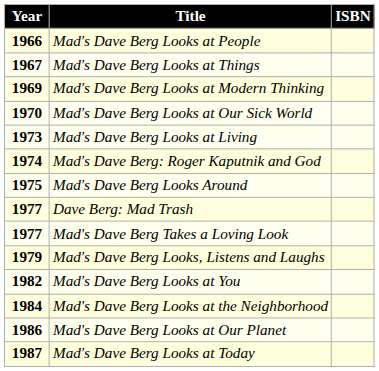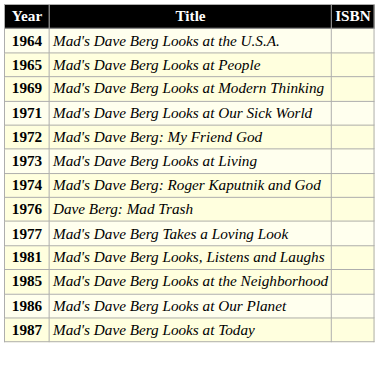+ row: (166, 40)
(27, 40) 1966 -> (27, 64) 1965
- row: (156, 64)
(27, 112) 1970 -> (27, 112) 1971
+ row: (158, 137)
- row: (150, 185)
(27, 209) 1977 -> (27, 209) 1976
(27, 257) 1979 -> (27, 257) 1981
- row: (147, 281)
(27, 305) 1984 -> (27, 281) 1985
